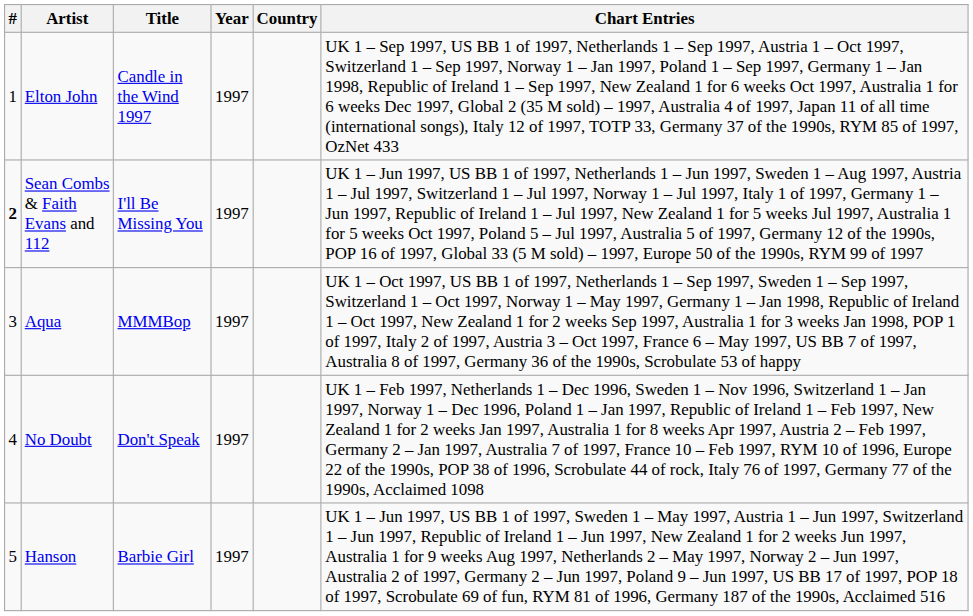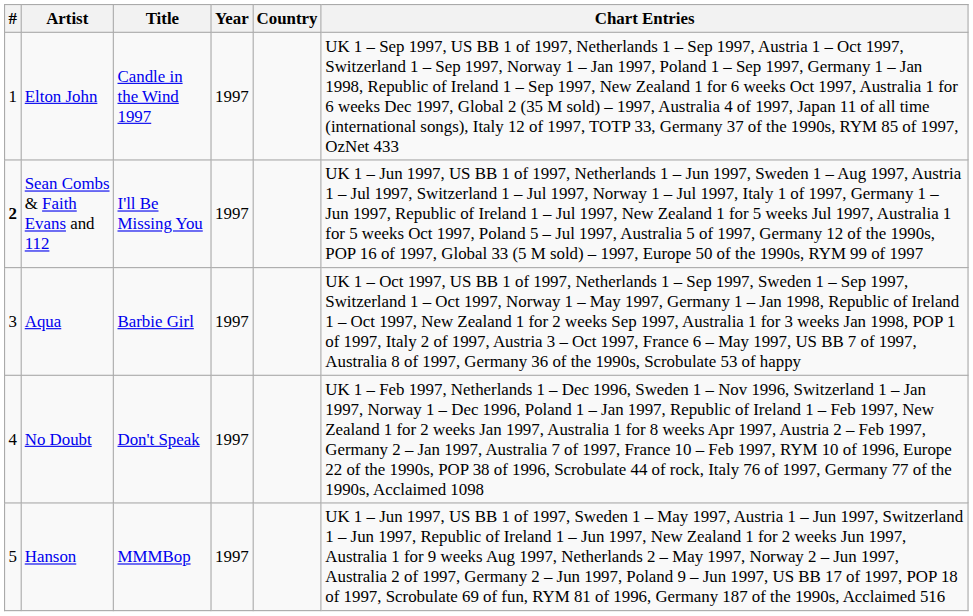(154, 321) MMMBop -> (156, 321) Barbie Girl
(156, 557) Barbie Girl -> (154, 557) MMMBop
